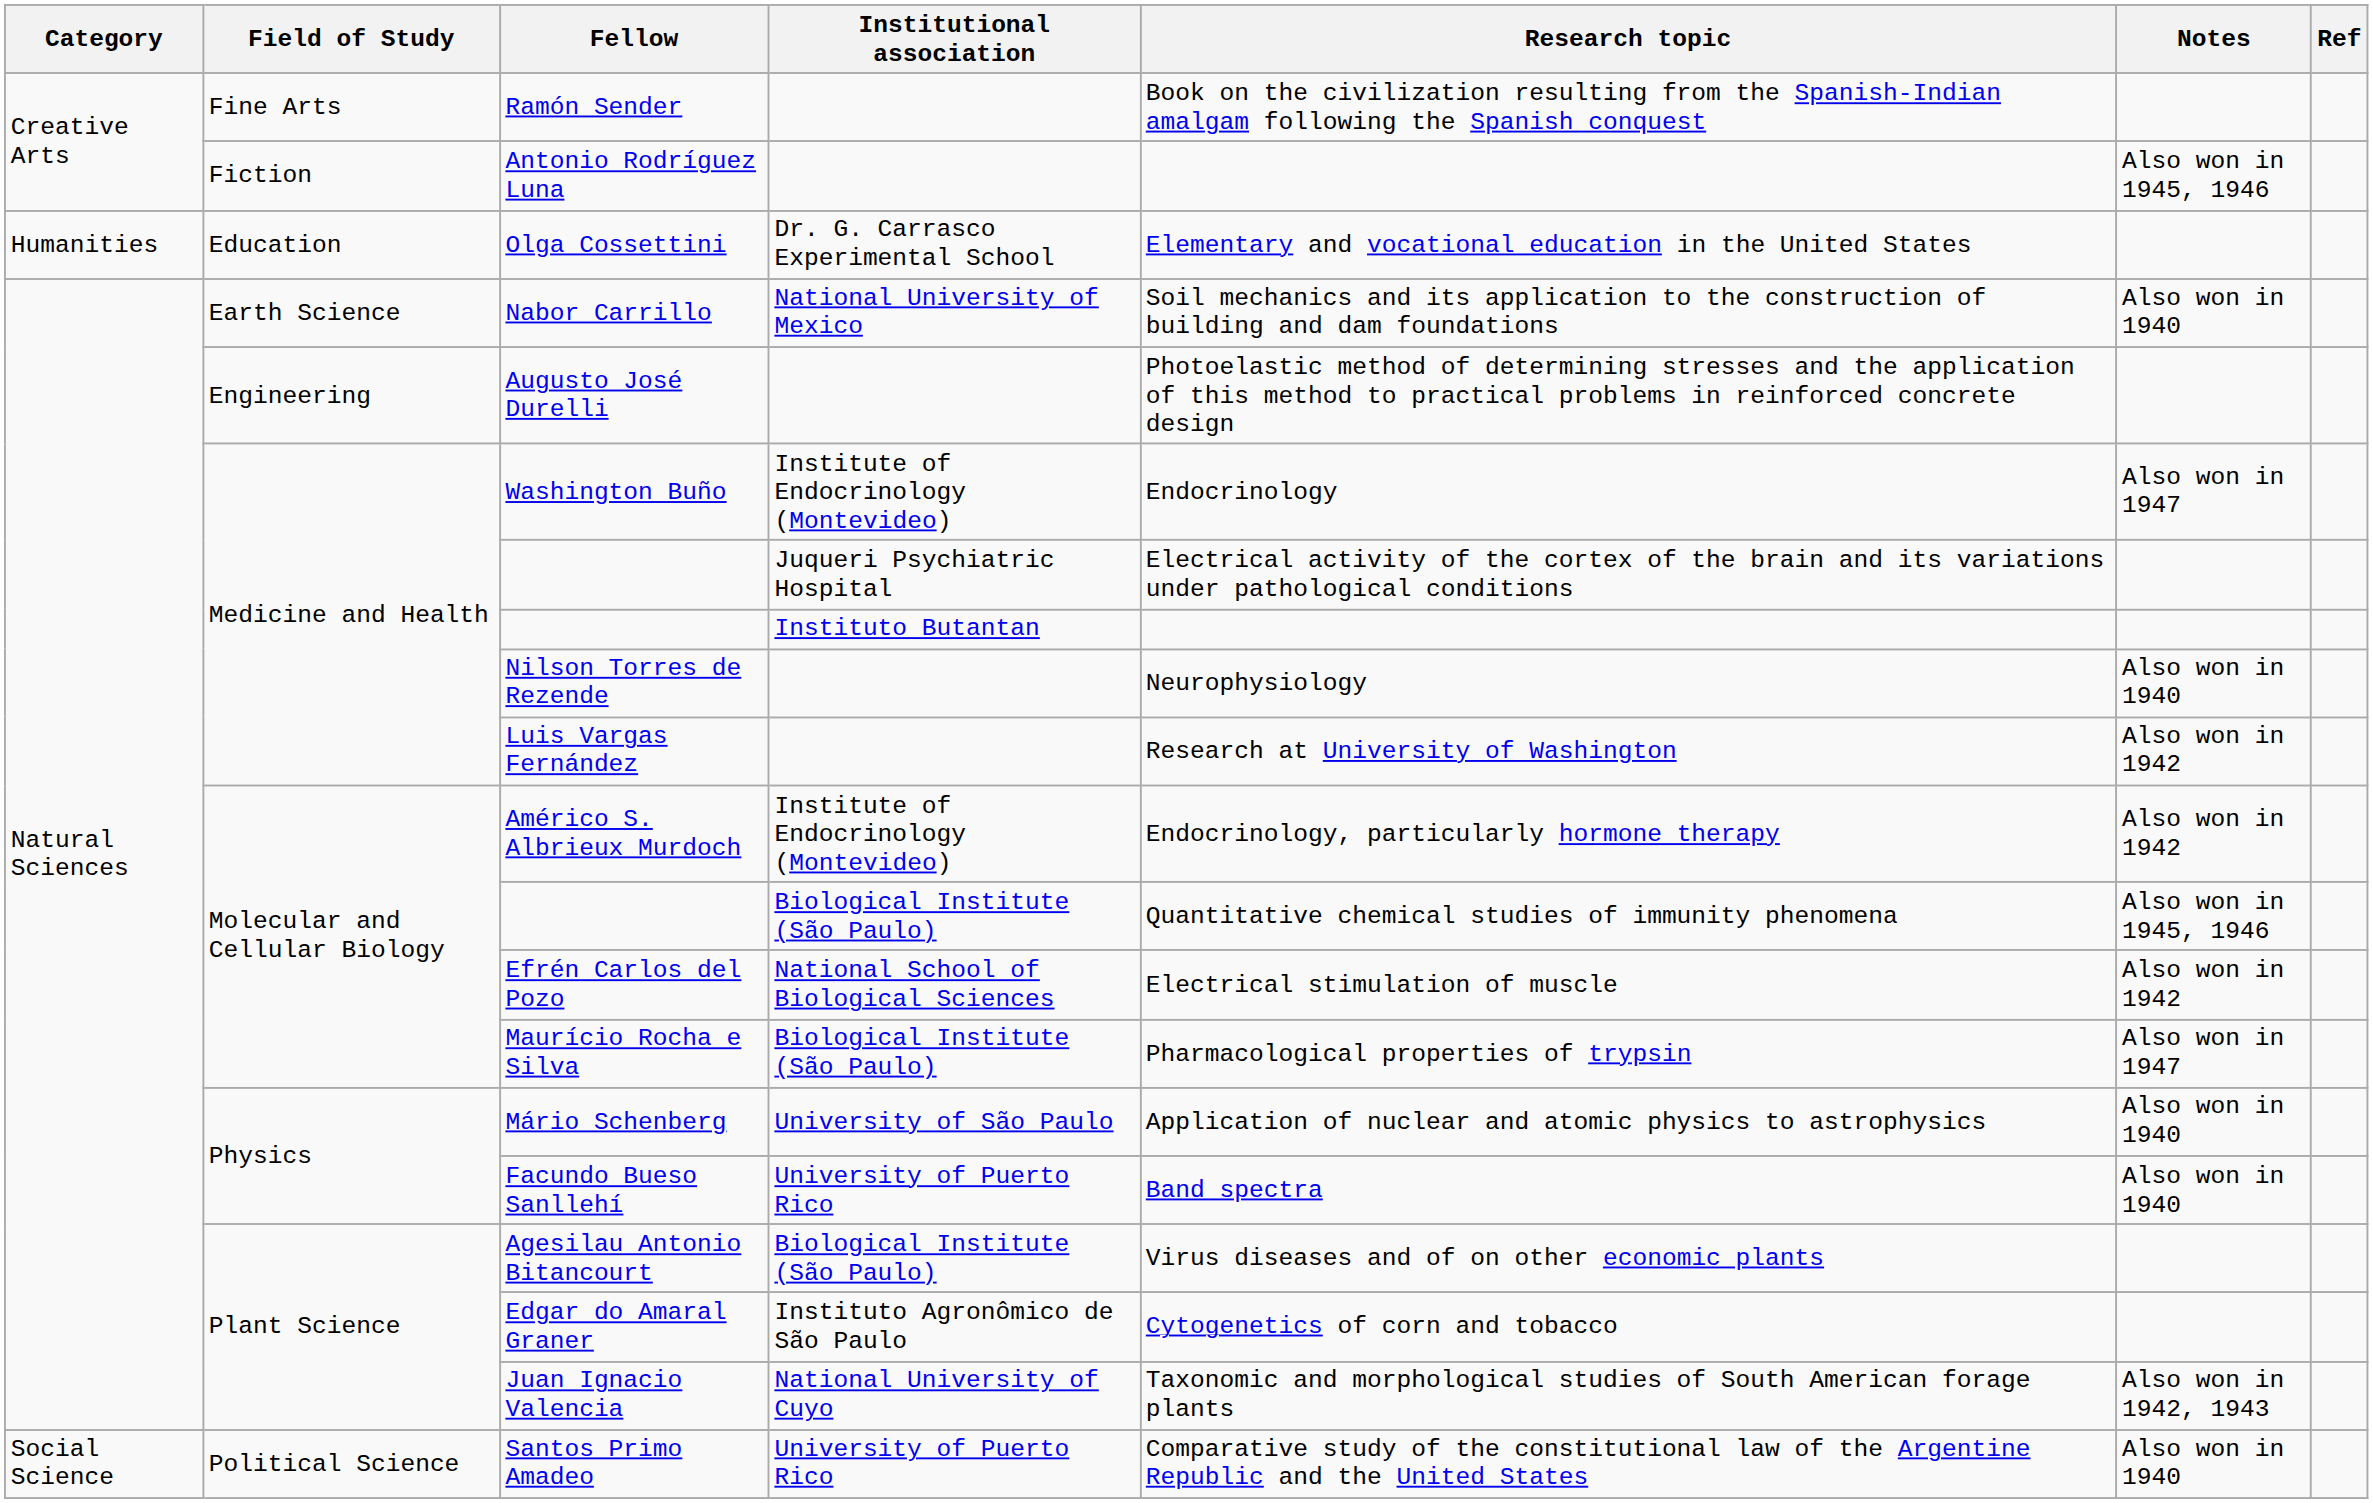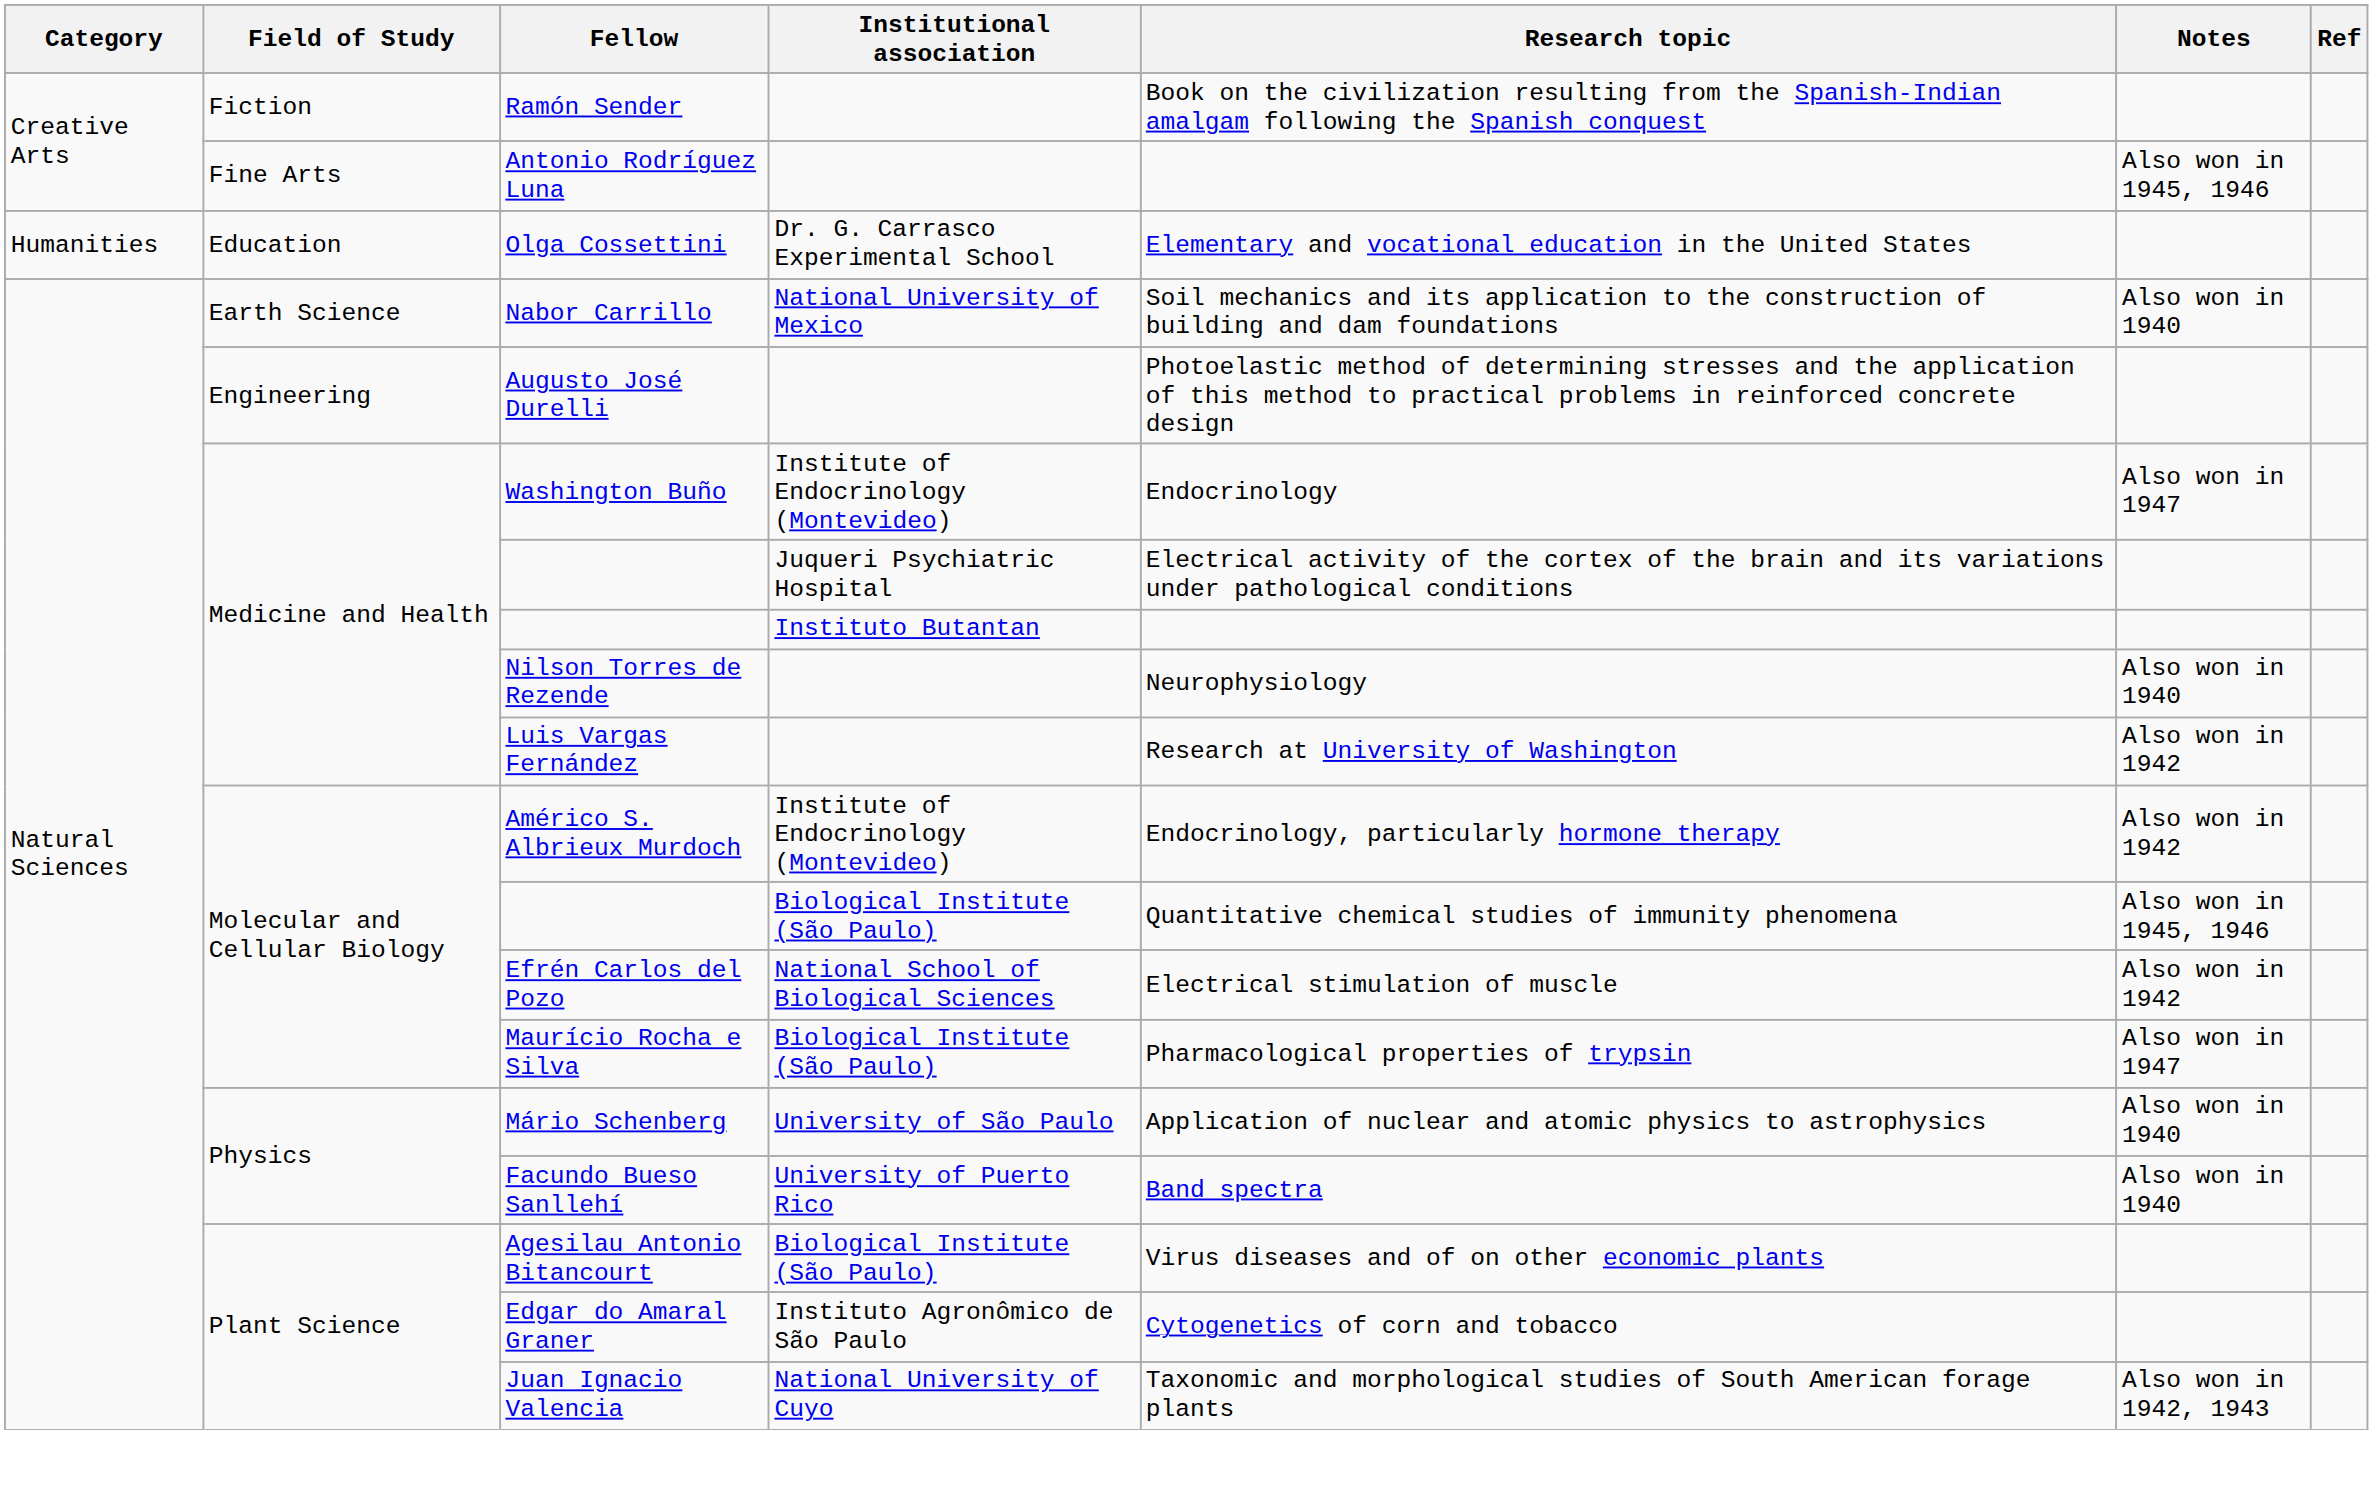(275, 108) Fine Arts -> (260, 108) Fiction
(260, 176) Fiction -> (275, 176) Fine Arts
- row: (594, 1464)
